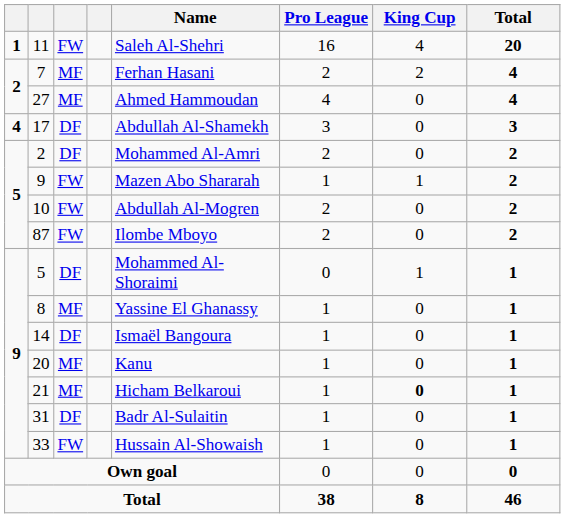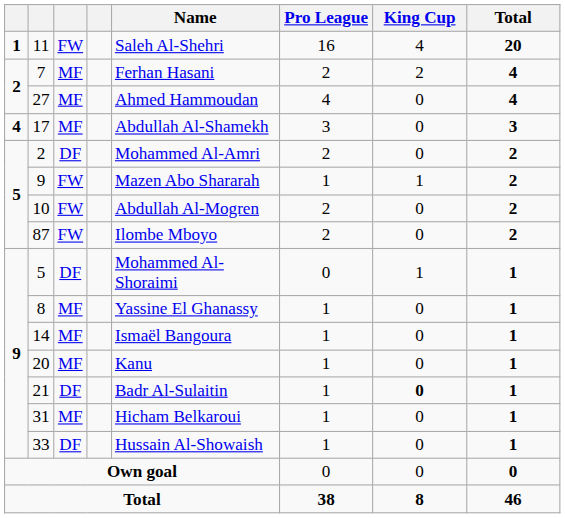(70, 126) DF -> (70, 126) MF
(70, 335) DF -> (70, 335) MF
(70, 390) MF -> (70, 390) DF
(178, 390) Hicham Belkaroui -> (171, 390) Badr Al-Sulaitin
(70, 417) DF -> (70, 417) MF
(171, 417) Badr Al-Sulaitin -> (178, 417) Hicham Belkaroui
(70, 444) FW -> (70, 444) DF
